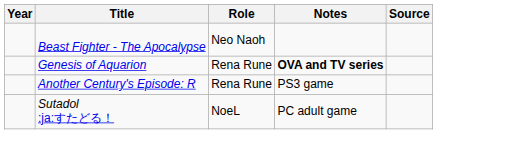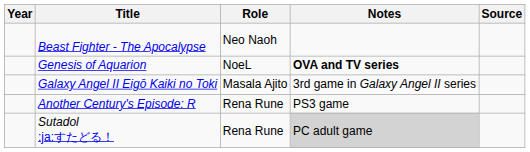(242, 65) Rena Rune -> (237, 65) NoeL
+ row: (128, 84)
(226, 111) NoeL -> (253, 130) Rena Rune
(317, 111) no background -> (333, 130) lightgrey background
